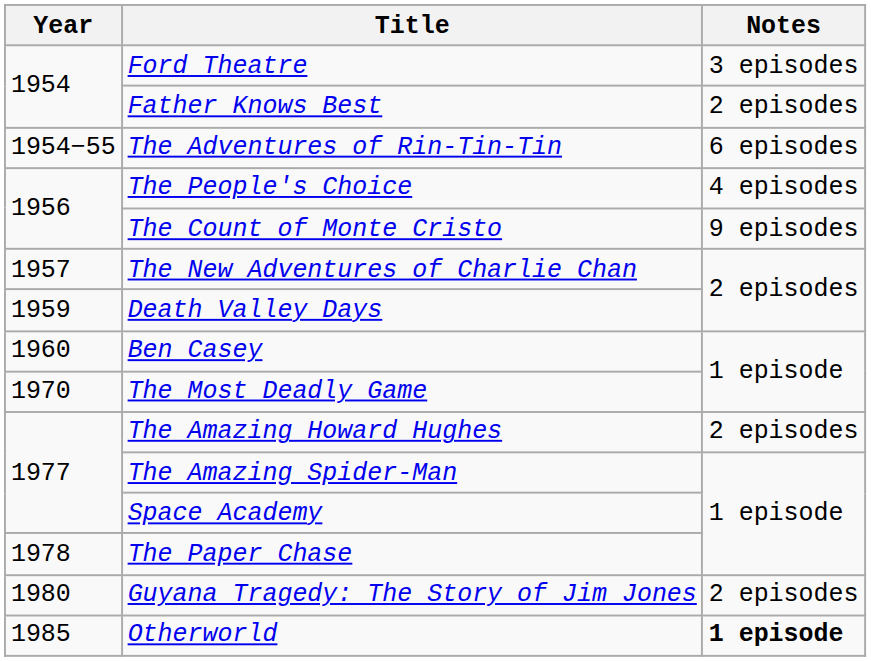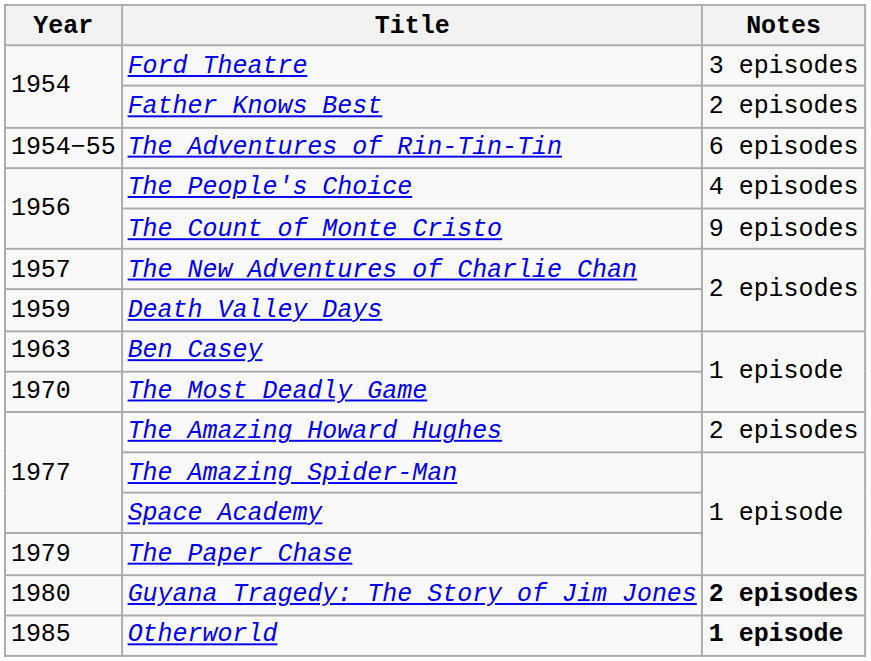(41, 351) 1960 -> (41, 351) 1963
(41, 554) 1978 -> (41, 554) 1979
(784, 595) normal -> (784, 595) bold
